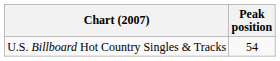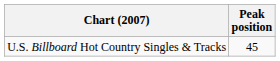(252, 46) 54 -> (252, 46) 45
